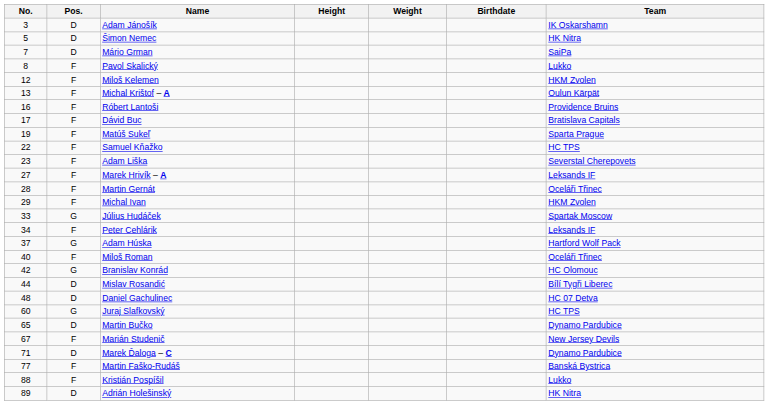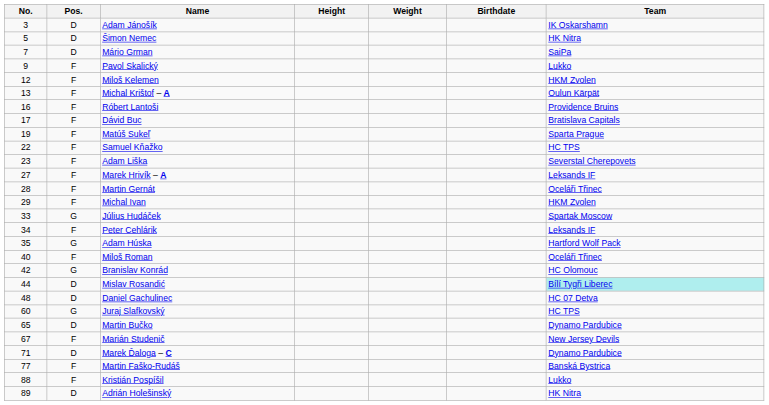(26, 66) 8 -> (26, 66) 9
(26, 244) 37 -> (26, 244) 35
(580, 285) no background -> (580, 285) paleturquoise background
